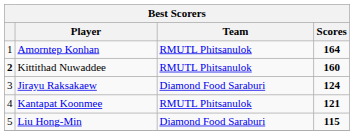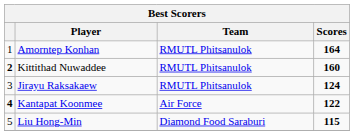(212, 86) Diamond Food Saraburi -> (206, 86) RMUTL Phitsanulok
(10, 104) normal -> (10, 104) bold
(206, 104) RMUTL Phitsanulok -> (181, 104) Air Force
(332, 104) 121 -> (332, 104) 122
